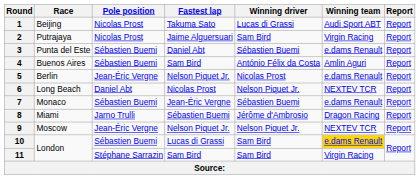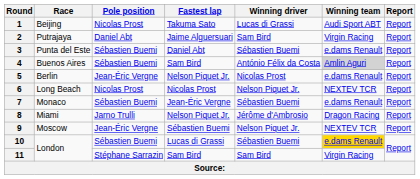(119, 37) Nicolas Prost -> (113, 37) Daniel Abt
(345, 63) no background -> (345, 63) lightgrey background
(113, 89) Daniel Abt -> (119, 89) Nicolas Prost
(198, 115) Sébastien Buemi -> (198, 115) Nelson Piquet Jr.
(198, 128) Nelson Piquet Jr. -> (198, 128) Sébastien Buemi
(254, 141) Sam Bird -> (268, 141) Sébastien Buemi
